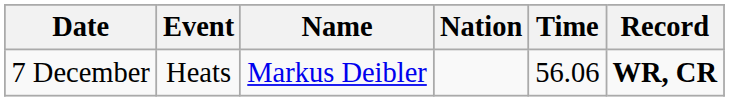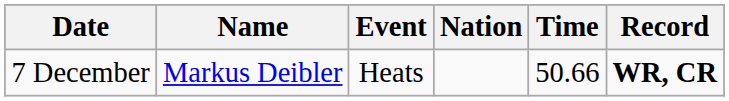columns swapped: (199, 27) <-> (337, 27)
(567, 72) 56.06 -> (567, 72) 50.66
